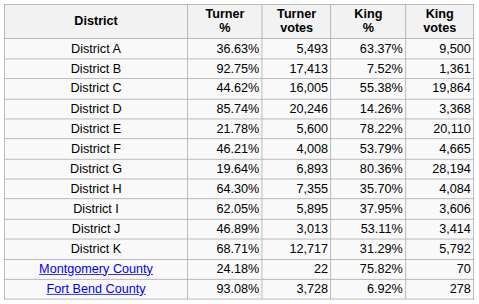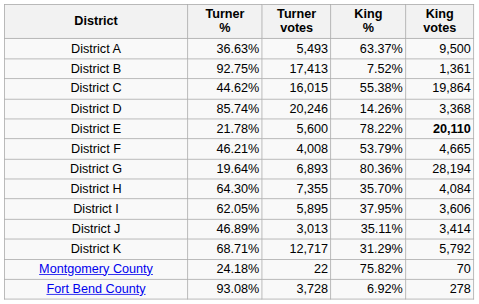(309, 88) 16,005 -> (309, 88) 16,015
(452, 128) normal -> (452, 128) bold
(382, 229) 53.11% -> (382, 229) 35.11%
